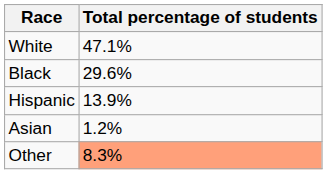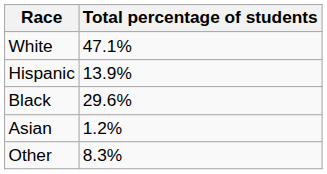rows swapped: (30, 73) <-> (42, 100)
(102, 155) lightsalmon background -> (102, 155) no background
